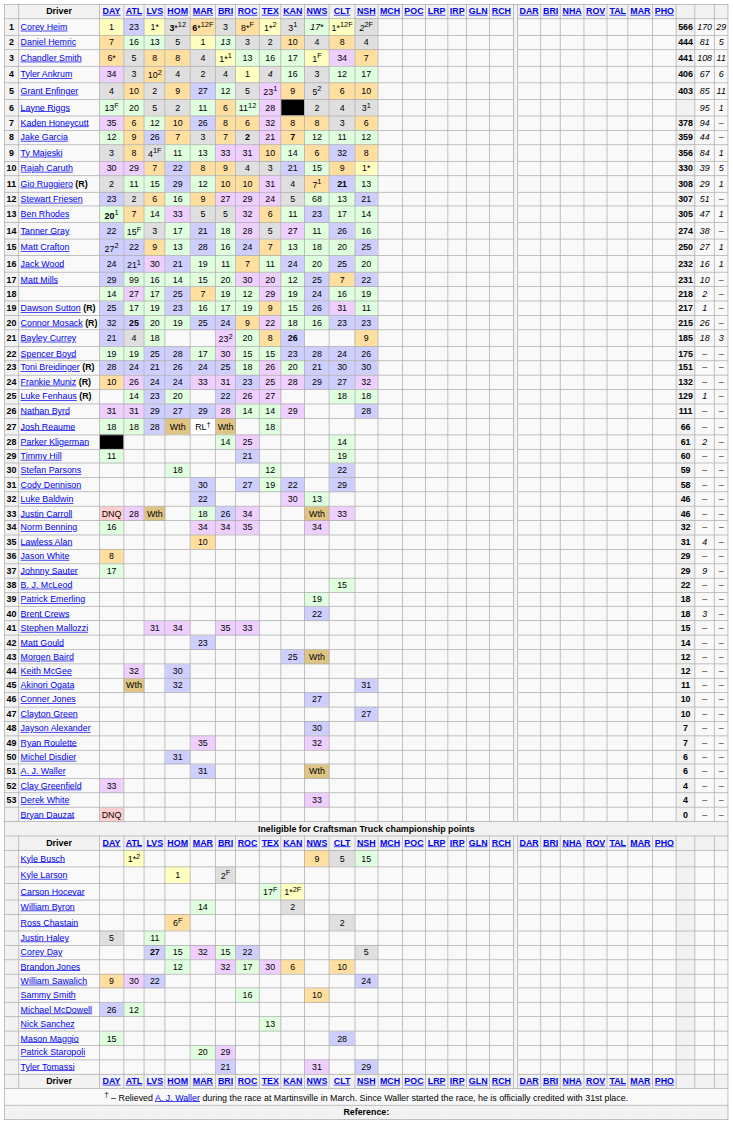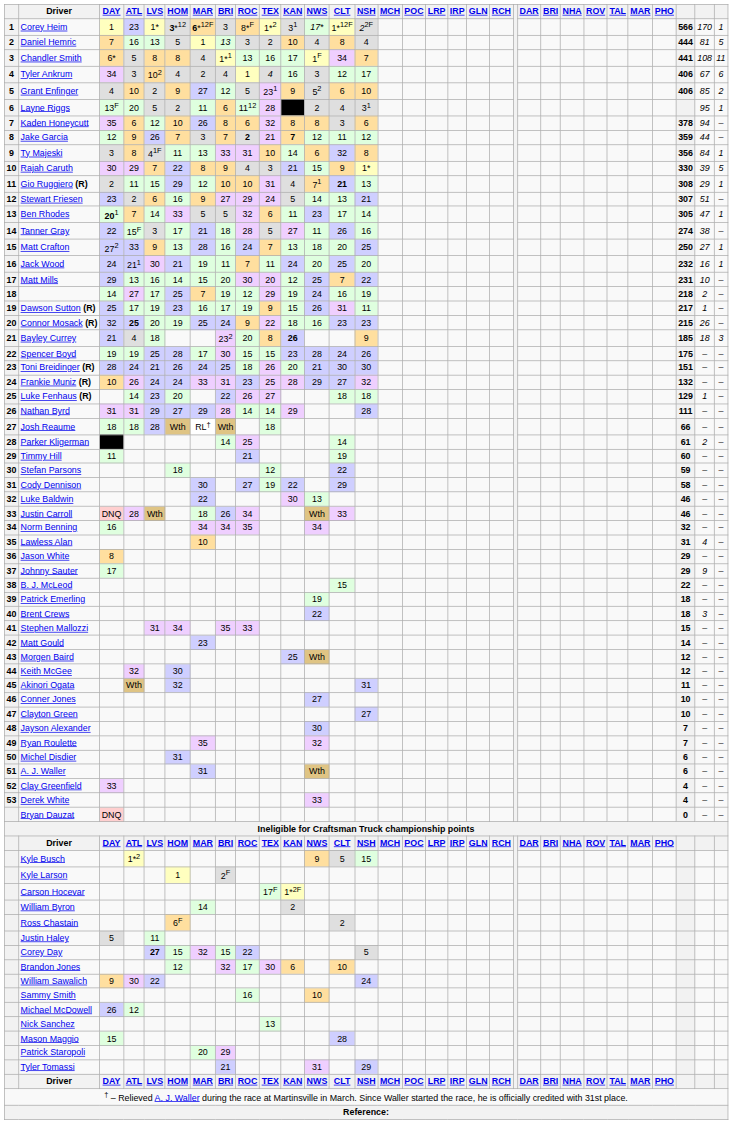(721, 27) 29 -> (721, 27) 1
(686, 91) 403 -> (686, 91) 406
(721, 91) 11 -> (721, 91) 2
(317, 199) 68 -> (317, 199) 14
(134, 248) 22 -> (134, 248) 33
(134, 280) 99 -> (134, 280) 13
